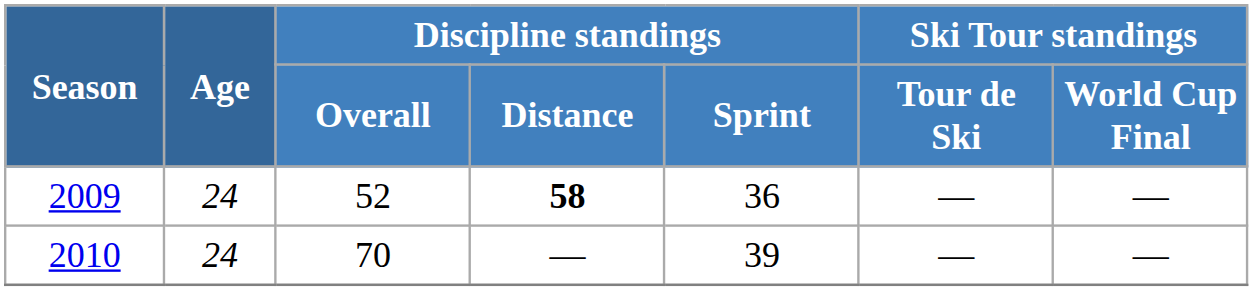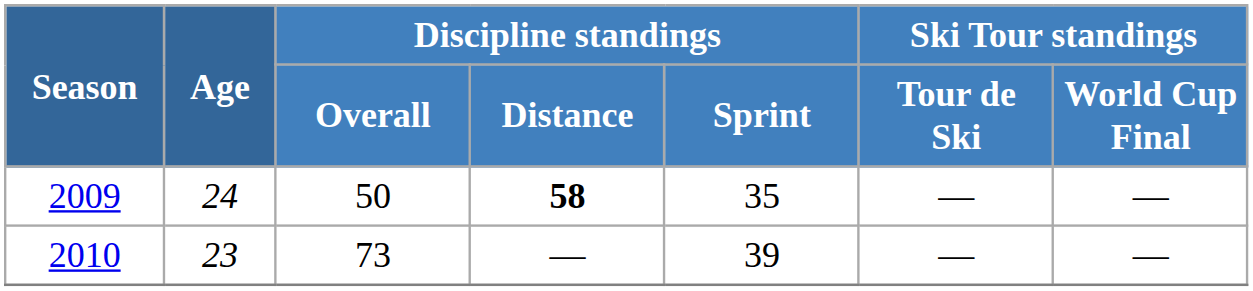(373, 195) 52 -> (373, 195) 50
(762, 195) 36 -> (762, 195) 35
(220, 255) 24 -> (220, 255) 23
(373, 255) 70 -> (373, 255) 73
